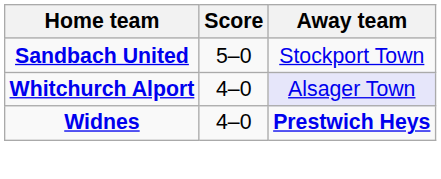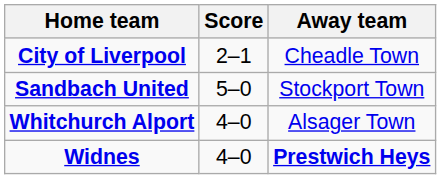+ row: (102, 55)
(352, 88) lavender background -> (352, 122) no background
